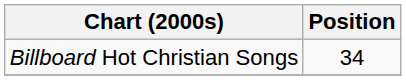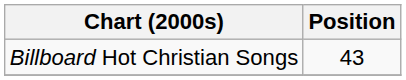(352, 57) 34 -> (352, 57) 43
